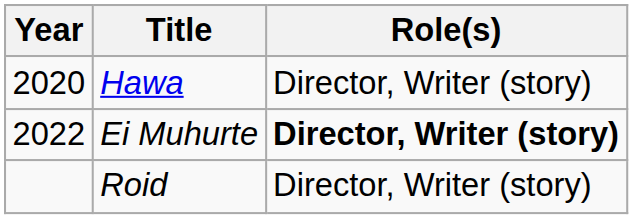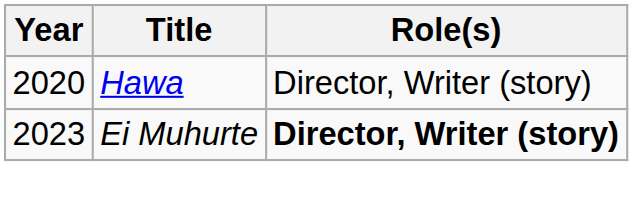(49, 133) 2022 -> (49, 133) 2023
- row: (134, 185)
